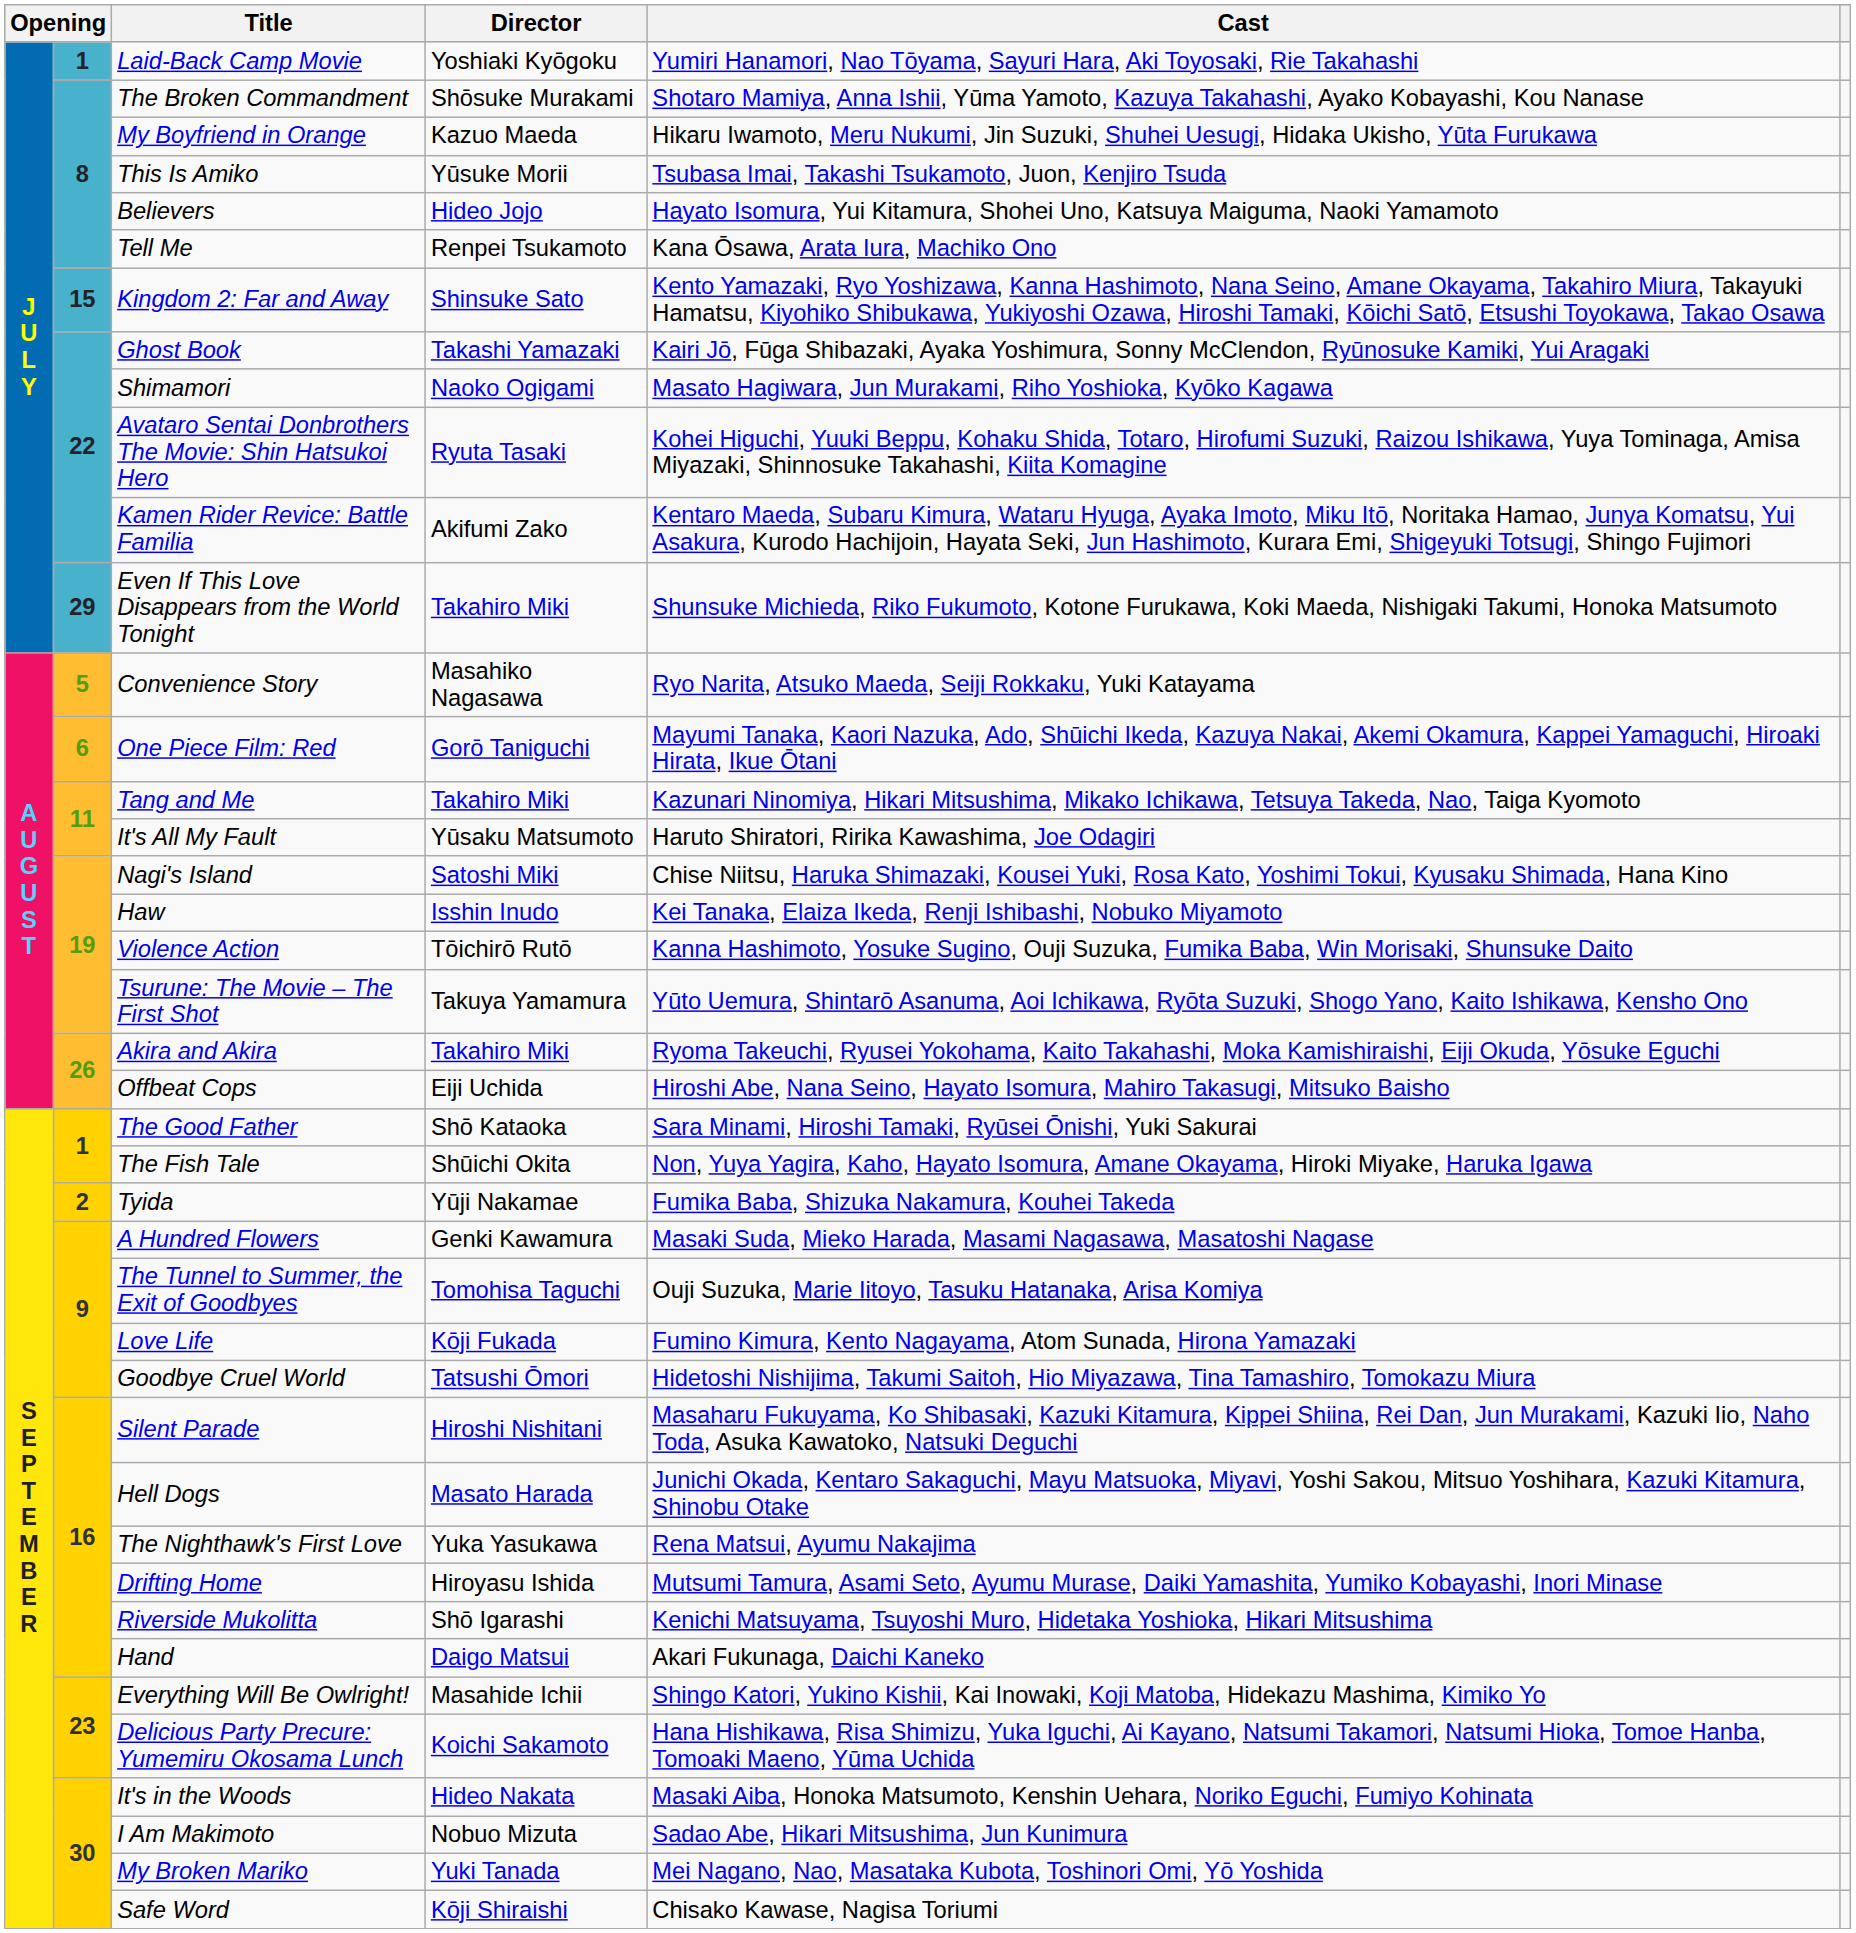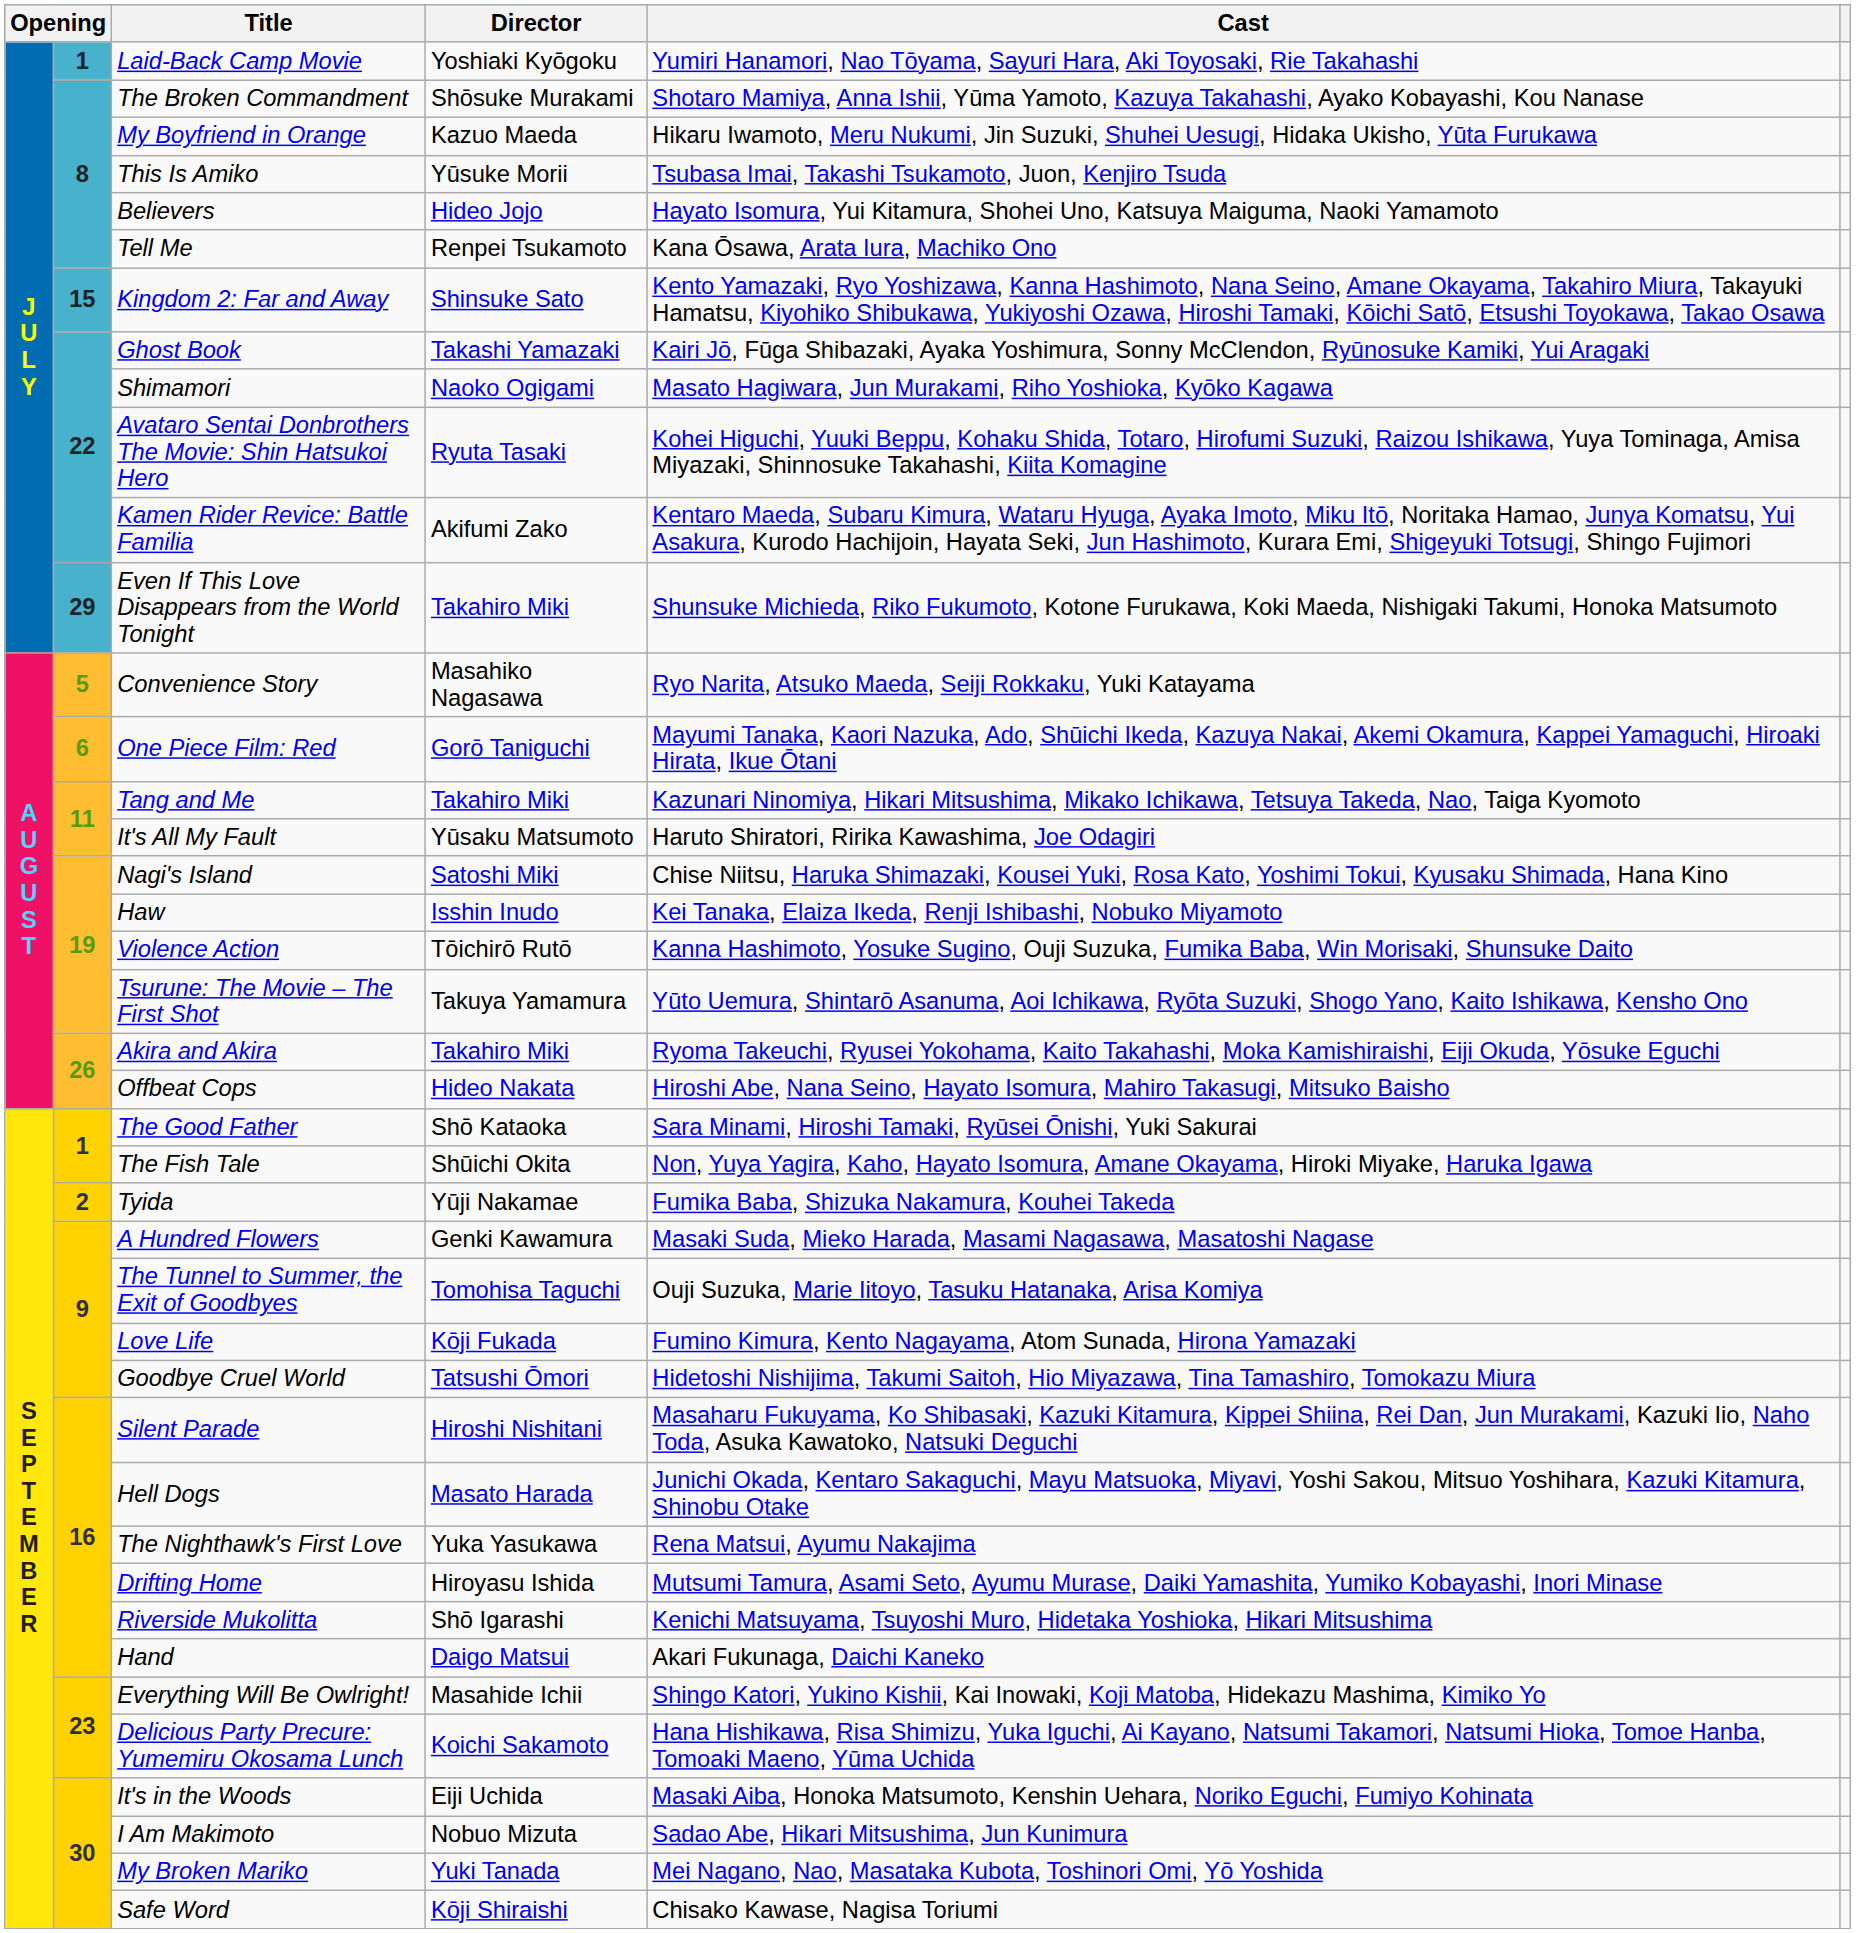(487, 1089) Eiji Uchida -> (503, 1089) Hideo Nakata
(503, 1796) Hideo Nakata -> (487, 1796) Eiji Uchida
